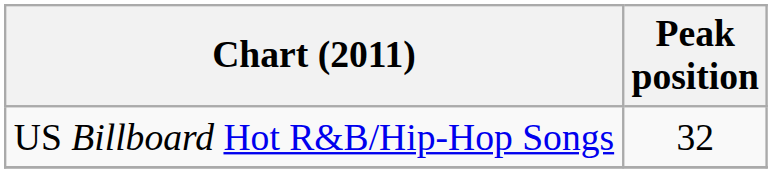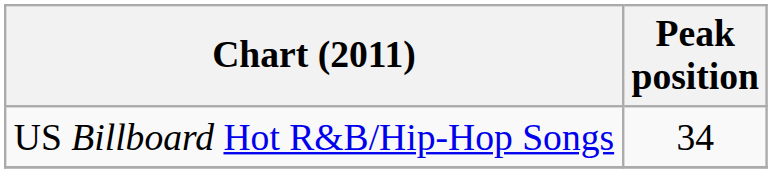(695, 136) 32 -> (695, 136) 34
